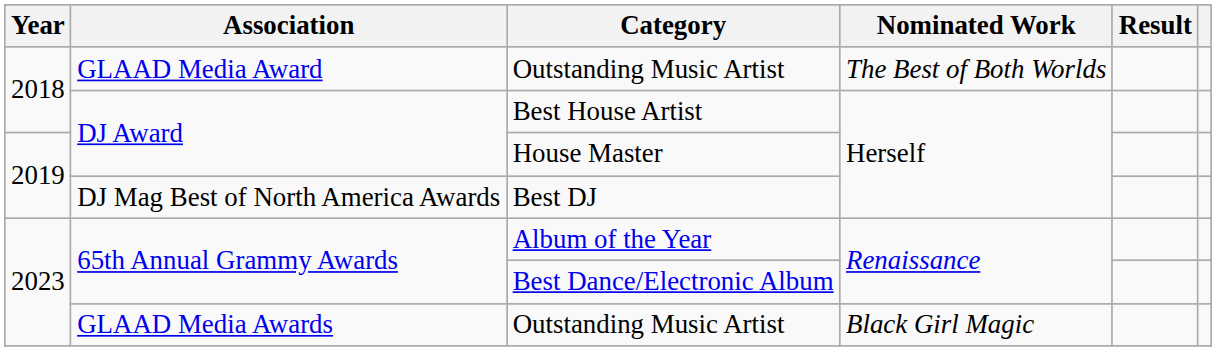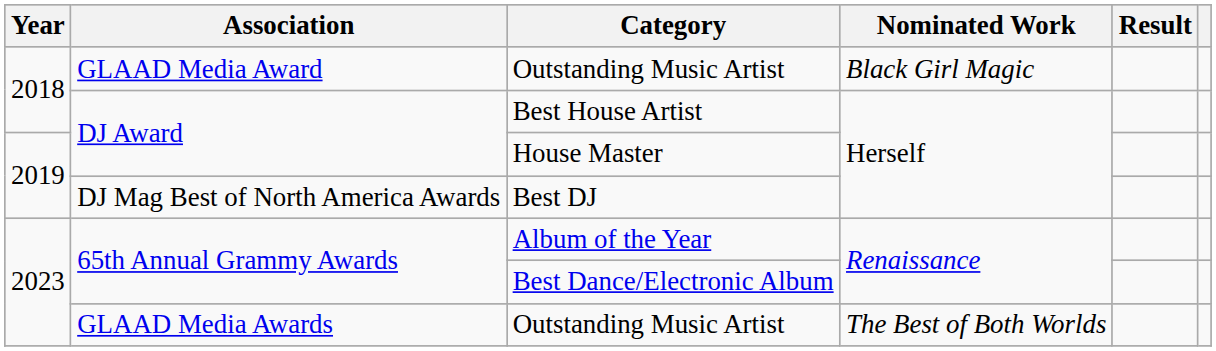(976, 68) The Best of Both Worlds -> (940, 68) Black Girl Magic
(940, 324) Black Girl Magic -> (976, 324) The Best of Both Worlds
